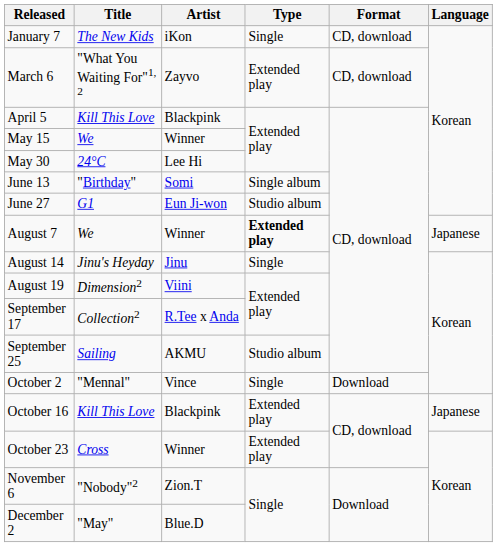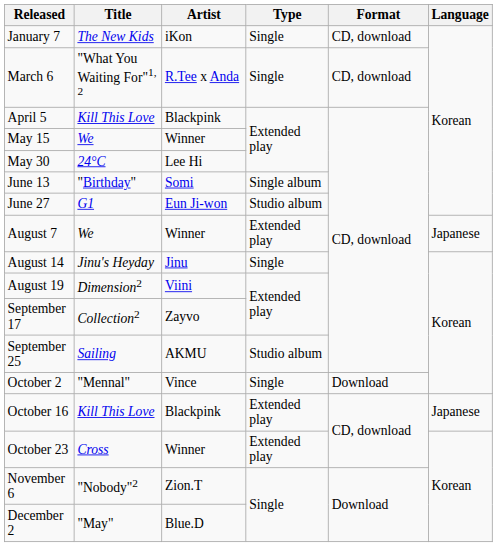(182, 77) Zayvo -> (202, 77) R.Tee x Anda
(274, 77) Extended play -> (267, 77) Single
(276, 233) bold -> (275, 233) normal
(202, 317) R.Tee x Anda -> (182, 317) Zayvo
